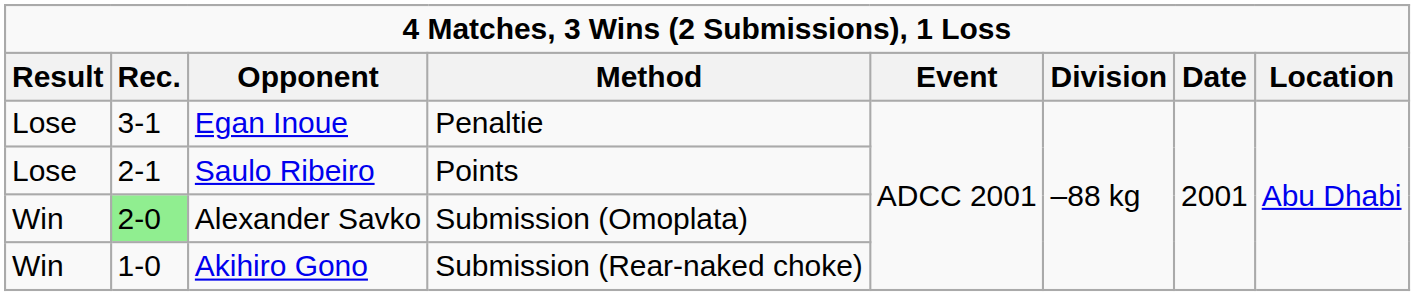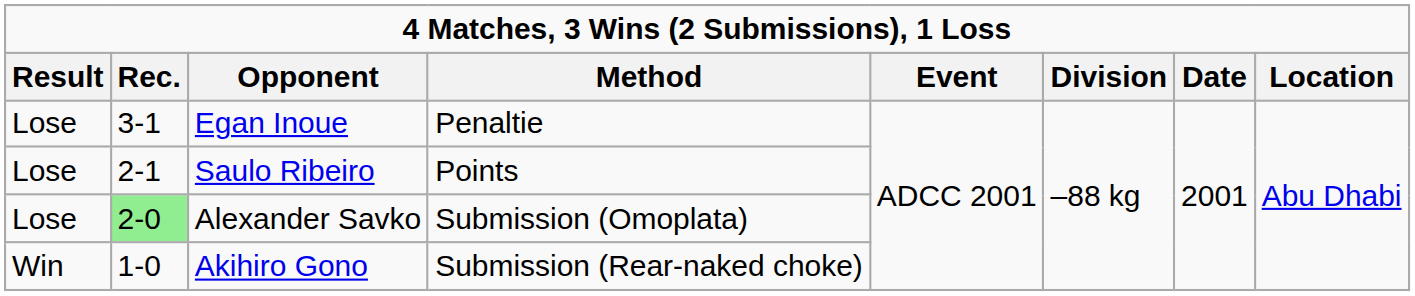(38, 218) Win -> (45, 218) Lose
